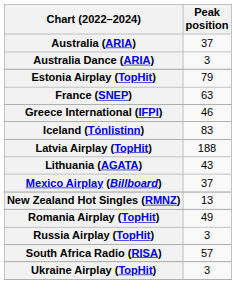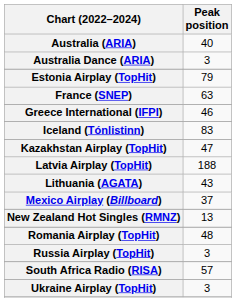(207, 43) 37 -> (207, 43) 40
+ row: (94, 148)
(207, 218) 49 -> (207, 235) 48
